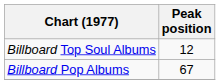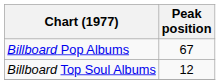rows swapped: (68, 69) <-> (82, 49)
